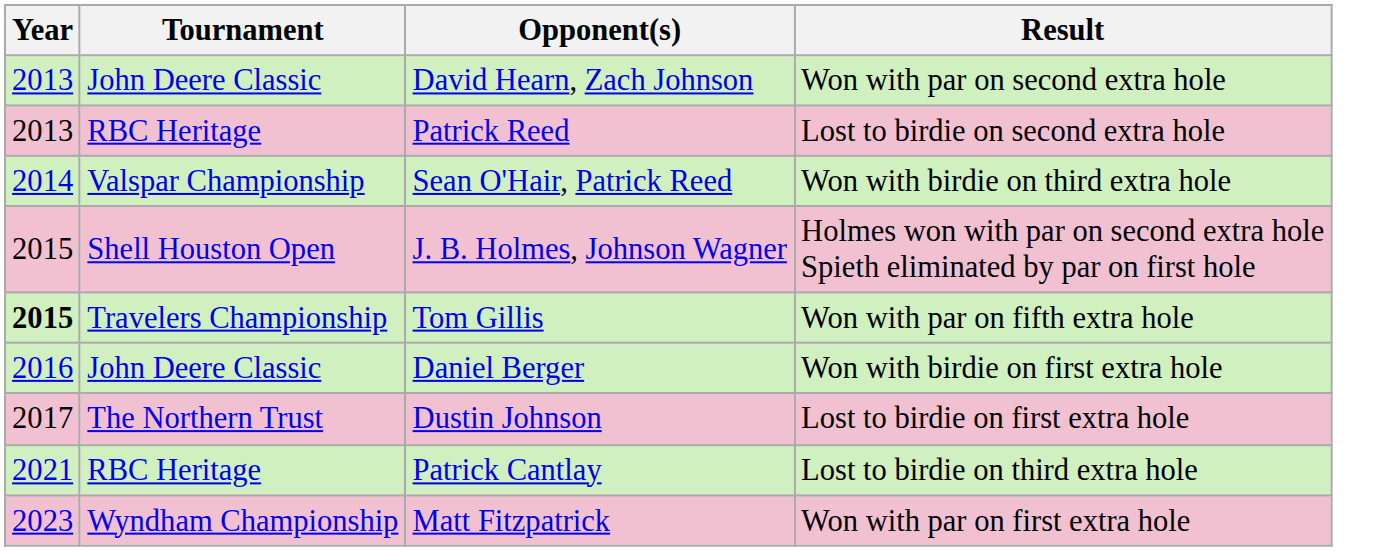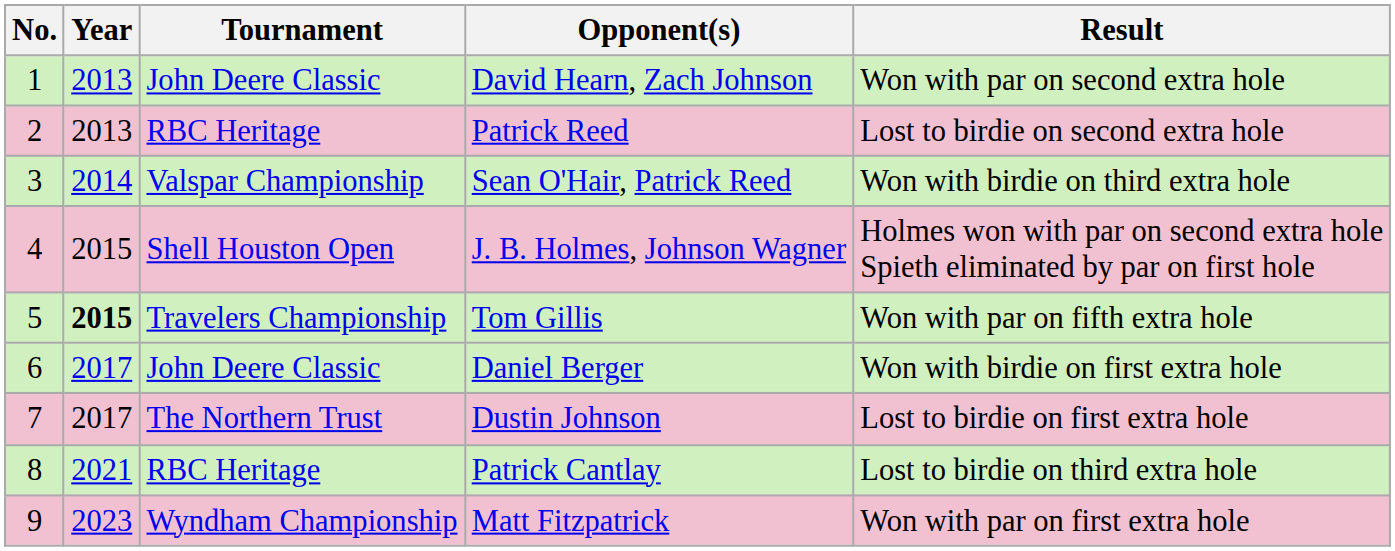+ column: (35, 29)
(43, 368) 2016 -> (102, 368) 2017
